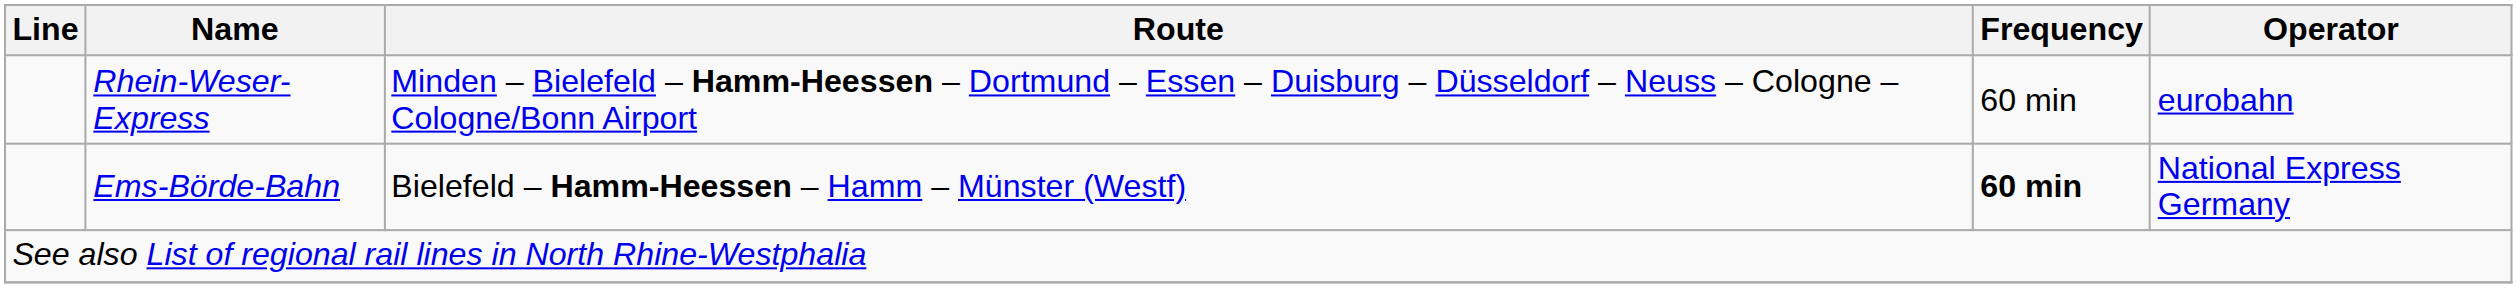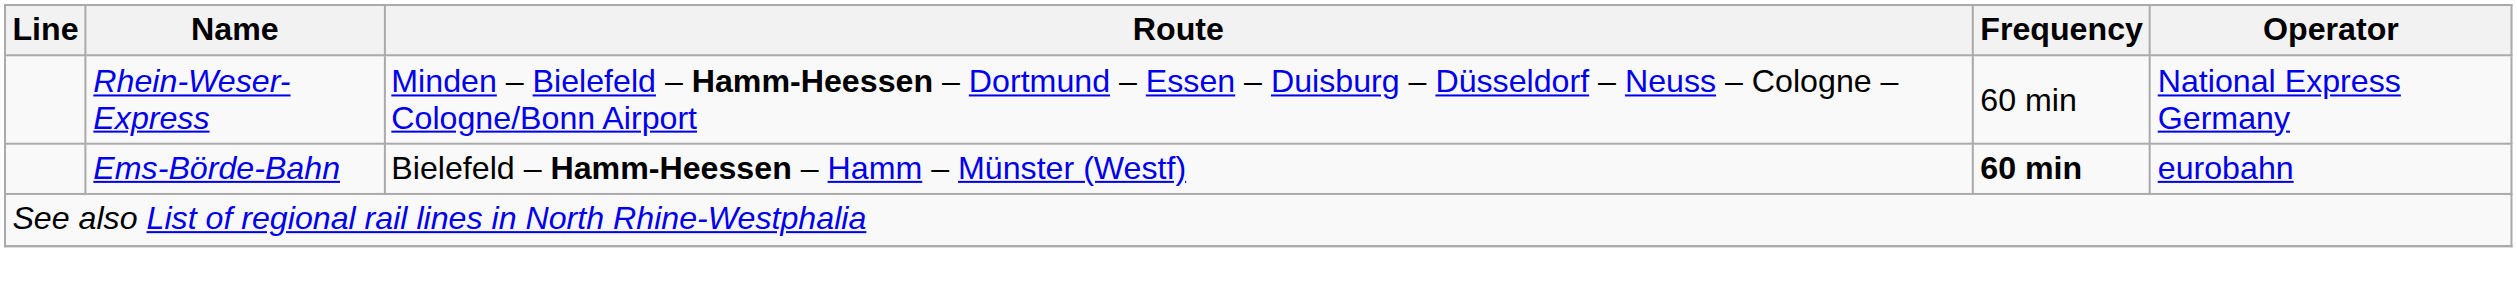(2226, 99) eurobahn -> (2279, 99) National Express Germany
(2279, 186) National Express Germany -> (2226, 168) eurobahn
